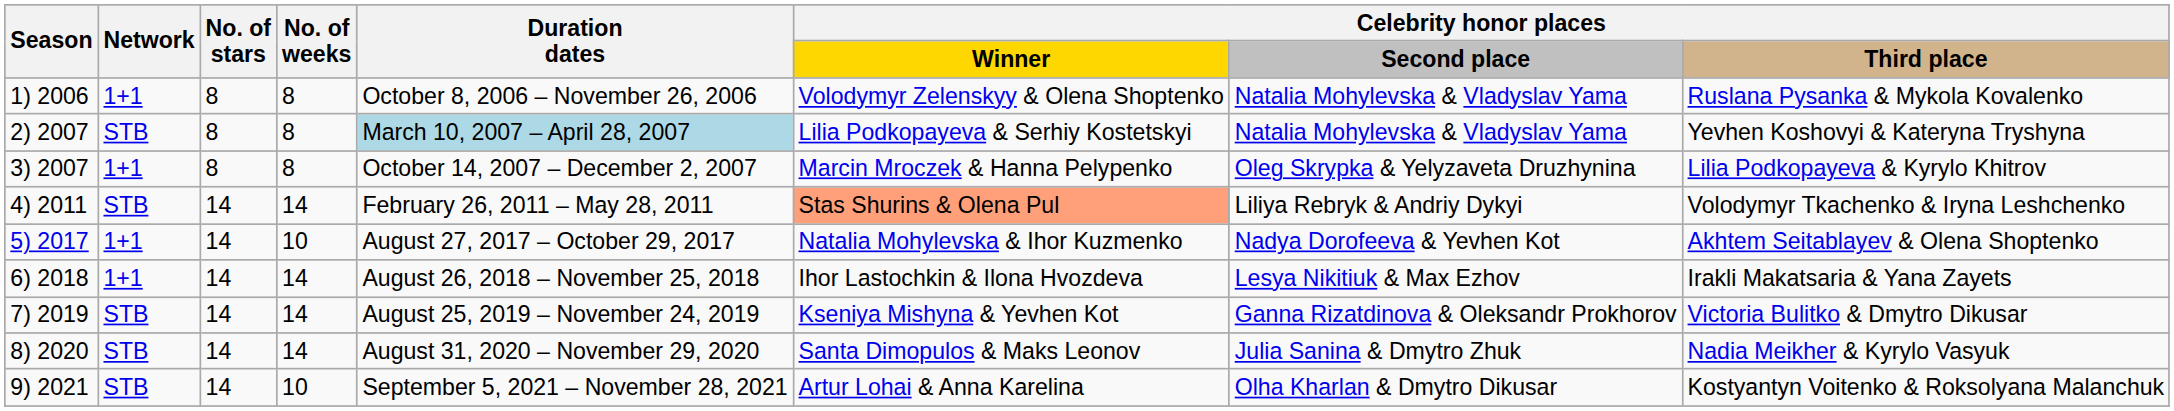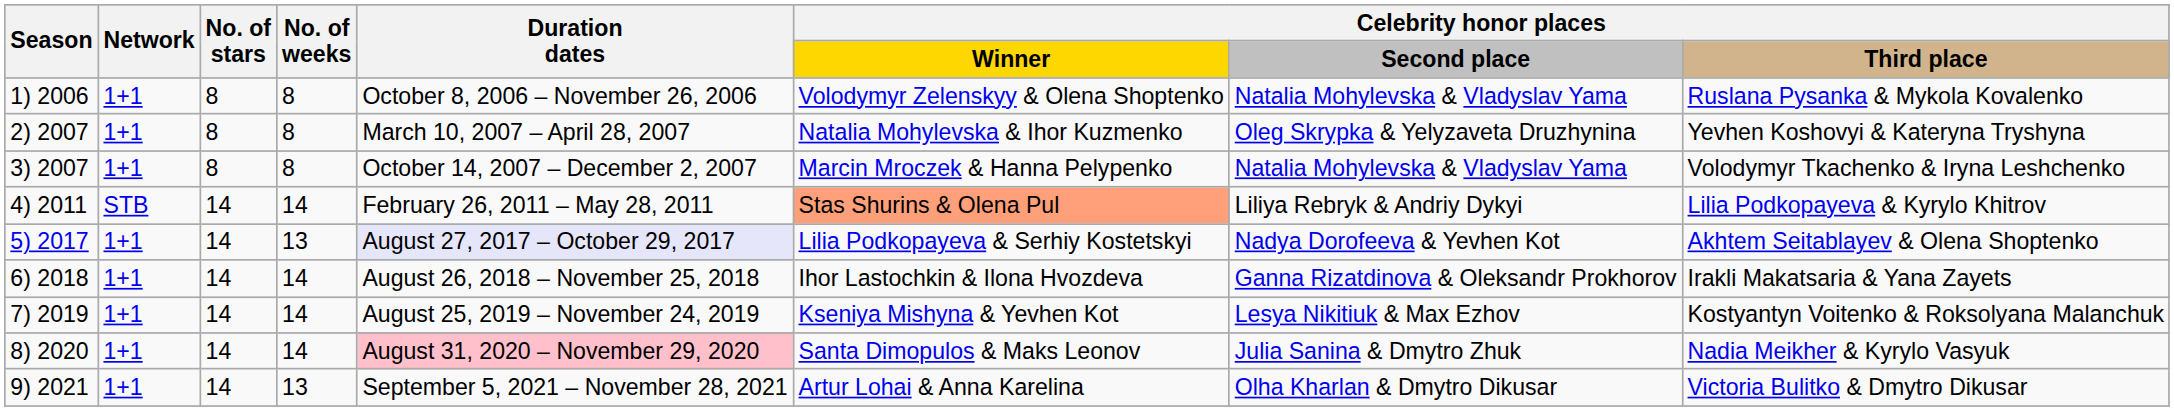(126, 132) STB -> (123, 132) 1+1
(526, 132) lightblue background -> (526, 132) no background
(995, 132) Lilia Podkopayeva & Serhiy Kostetskyi -> (991, 132) Natalia Mohylevska & Ihor Kuzmenko
(1431, 132) Natalia Mohylevska & Vladyslav Yama -> (1435, 132) Oleg Skrypka & Yelyzaveta Druzhynina
(1435, 168) Oleg Skrypka & Yelyzaveta Druzhynina -> (1431, 168) Natalia Mohylevska & Vladyslav Yama
(1867, 168) Lilia Podkopayeva & Kyrylo Khitrov -> (1906, 168) Volodymyr Tkachenko & Iryna Leshchenko
(1906, 205) Volodymyr Tkachenko & Iryna Leshchenko -> (1867, 205) Lilia Podkopayeva & Kyrylo Khitrov
(295, 241) 10 -> (295, 241) 13
(549, 241) no background -> (549, 241) lavender background
(991, 241) Natalia Mohylevska & Ihor Kuzmenko -> (995, 241) Lilia Podkopayeva & Serhiy Kostetskyi
(1377, 278) Lesya Nikitiuk & Max Ezhov -> (1456, 278) Ganna Rizatdinova & Oleksandr Prokhorov
(126, 314) STB -> (123, 314) 1+1
(1456, 314) Ganna Rizatdinova & Oleksandr Prokhorov -> (1377, 314) Lesya Nikitiuk & Max Ezhov
(1858, 314) Victoria Bulitko & Dmytro Dikusar -> (1926, 314) Kostyantyn Voitenko & Roksolyana Malanchuk
(126, 351) STB -> (123, 351) 1+1
(561, 351) no background -> (561, 351) pink background
(126, 387) STB -> (123, 387) 1+1
(295, 387) 10 -> (295, 387) 13
(1926, 387) Kostyantyn Voitenko & Roksolyana Malanchuk -> (1858, 387) Victoria Bulitko & Dmytro Dikusar
